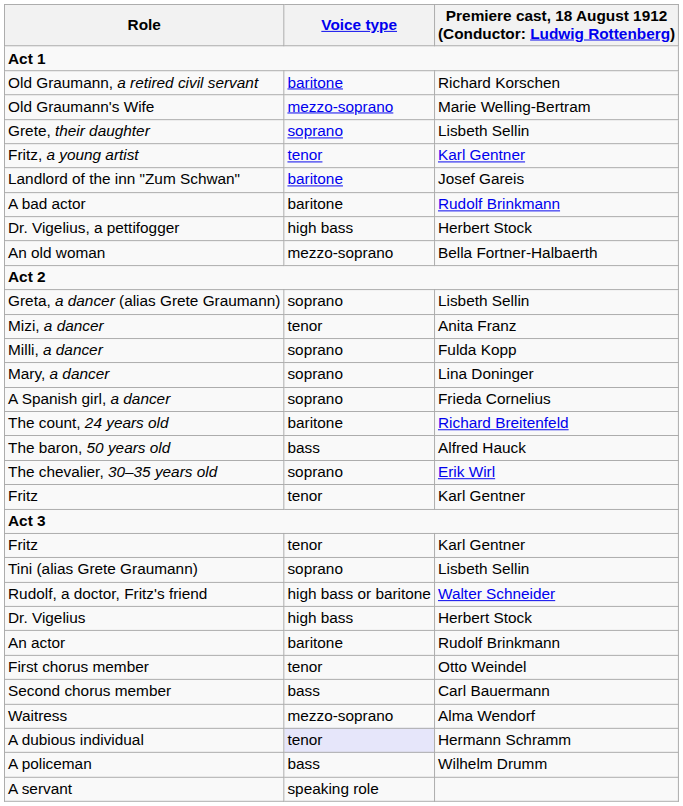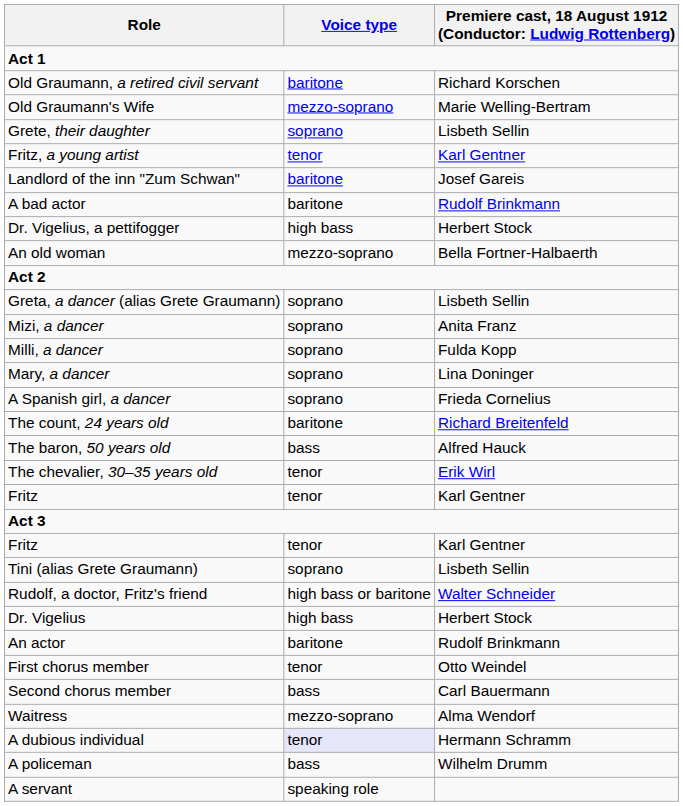(305, 326) tenor -> (315, 326) soprano
(315, 472) soprano -> (305, 472) tenor
